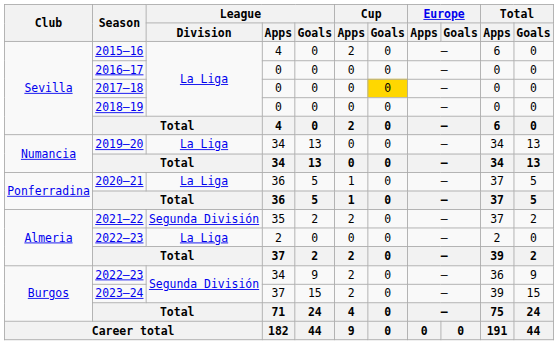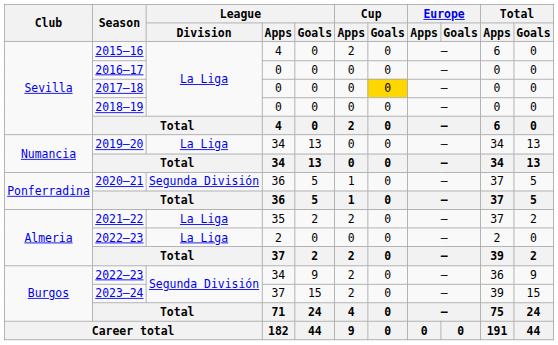(204, 182) La Liga -> (204, 182) Segunda División
(204, 219) Segunda División -> (204, 219) La Liga
